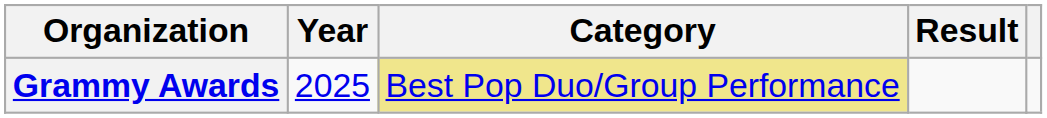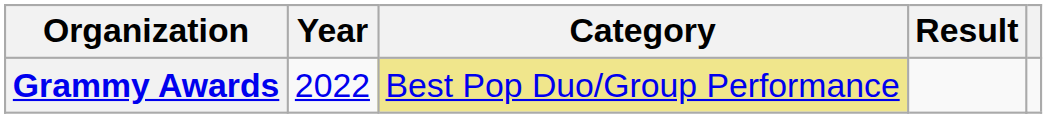(332, 84) 2025 -> (332, 84) 2022
